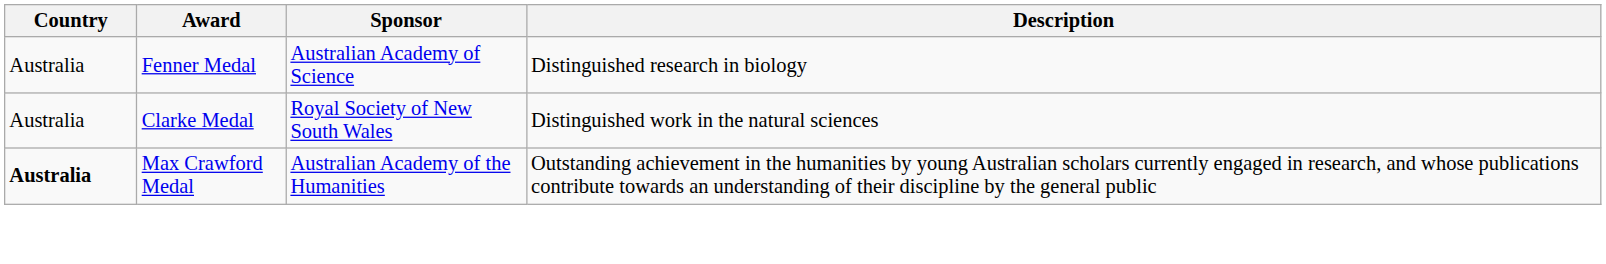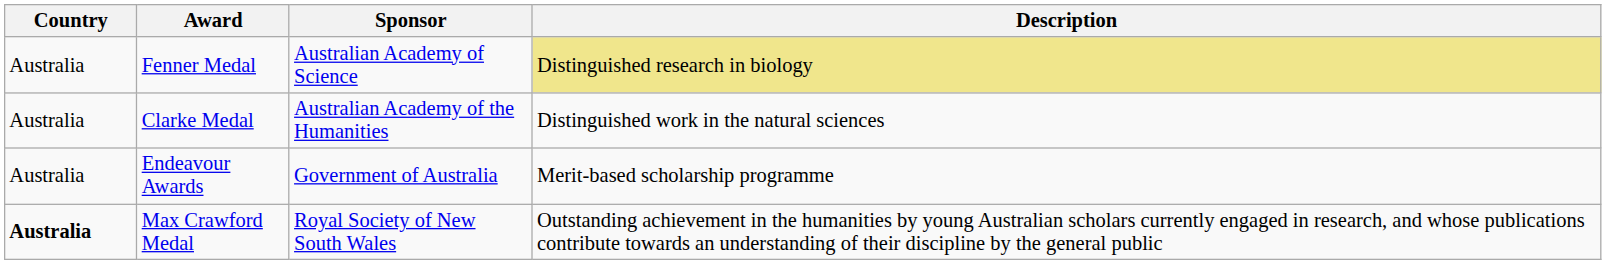(669, 64) no background -> (675, 64) khaki background
(381, 120) Royal Society of New South Wales -> (404, 120) Australian Academy of the Humanities
+ row: (186, 175)
(400, 175) Australian Academy of the Humanities -> (385, 231) Royal Society of New South Wales
